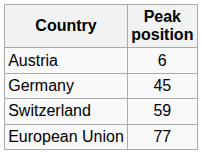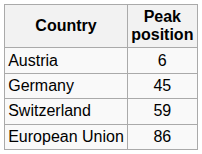(162, 136) 77 -> (162, 136) 86
